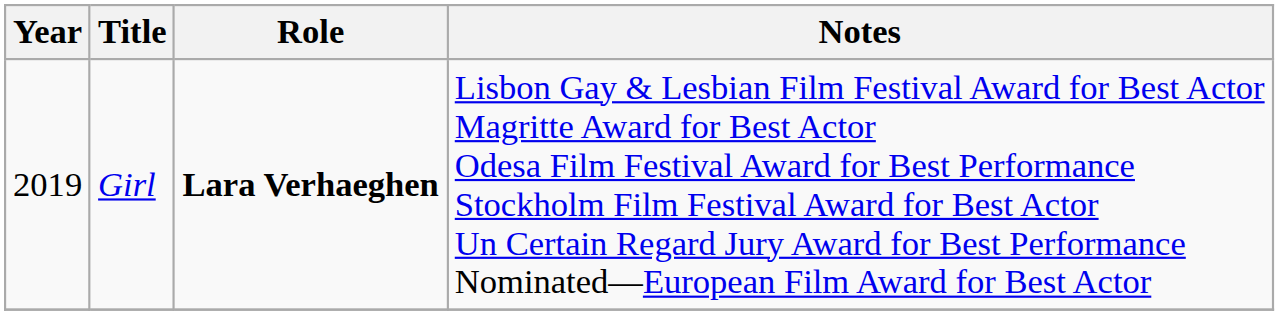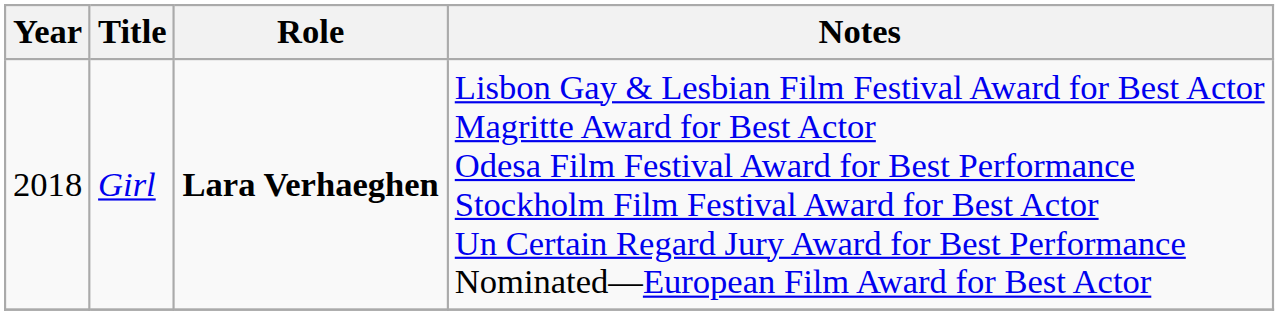(48, 183) 2019 -> (48, 183) 2018
